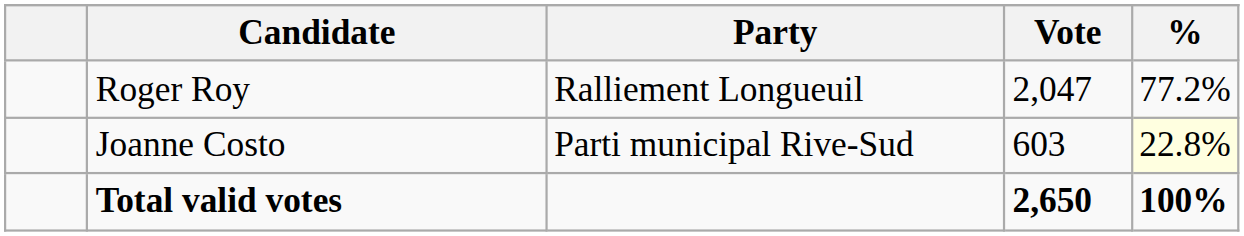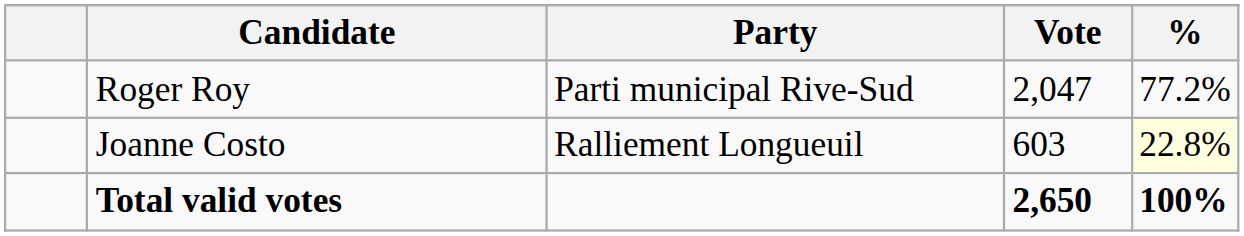(709, 88) Ralliement Longueuil -> (734, 88) Parti municipal Rive-Sud
(734, 144) Parti municipal Rive-Sud -> (709, 144) Ralliement Longueuil
